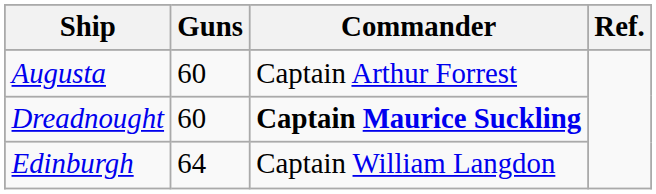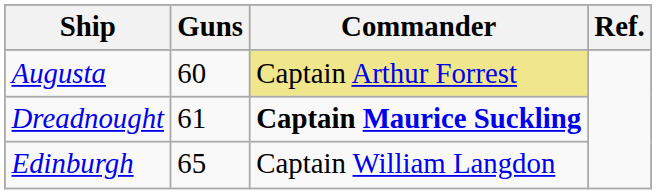(387, 73) no background -> (387, 73) khaki background
(192, 118) 60 -> (192, 118) 61
(192, 164) 64 -> (192, 164) 65
